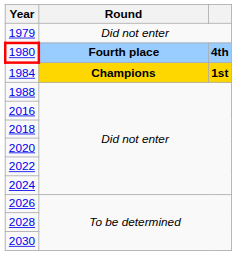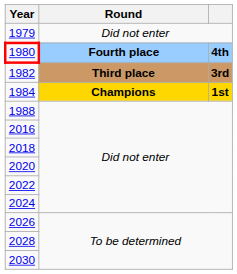+ row: (22, 73)
